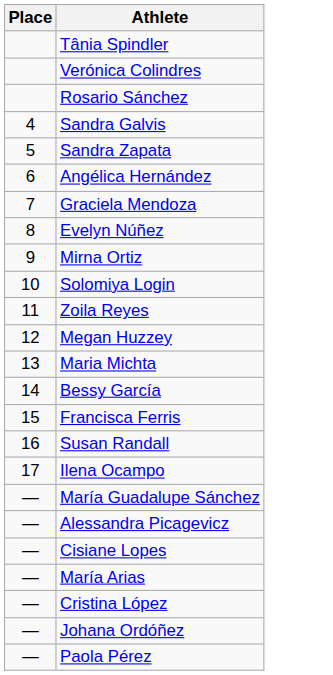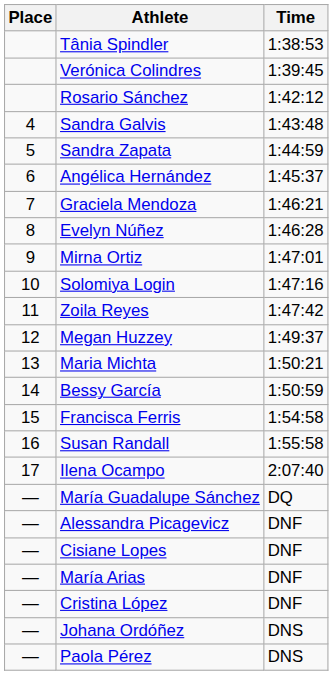+ column: (296, 17)
